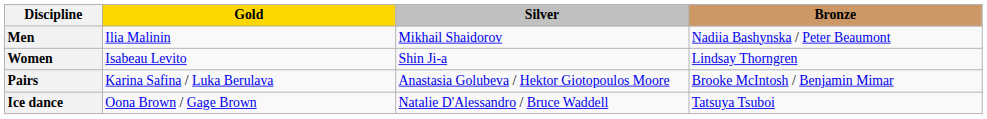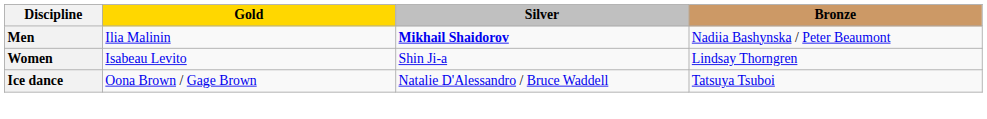(450, 37) normal -> (454, 37) bold
- row: (23, 80)
